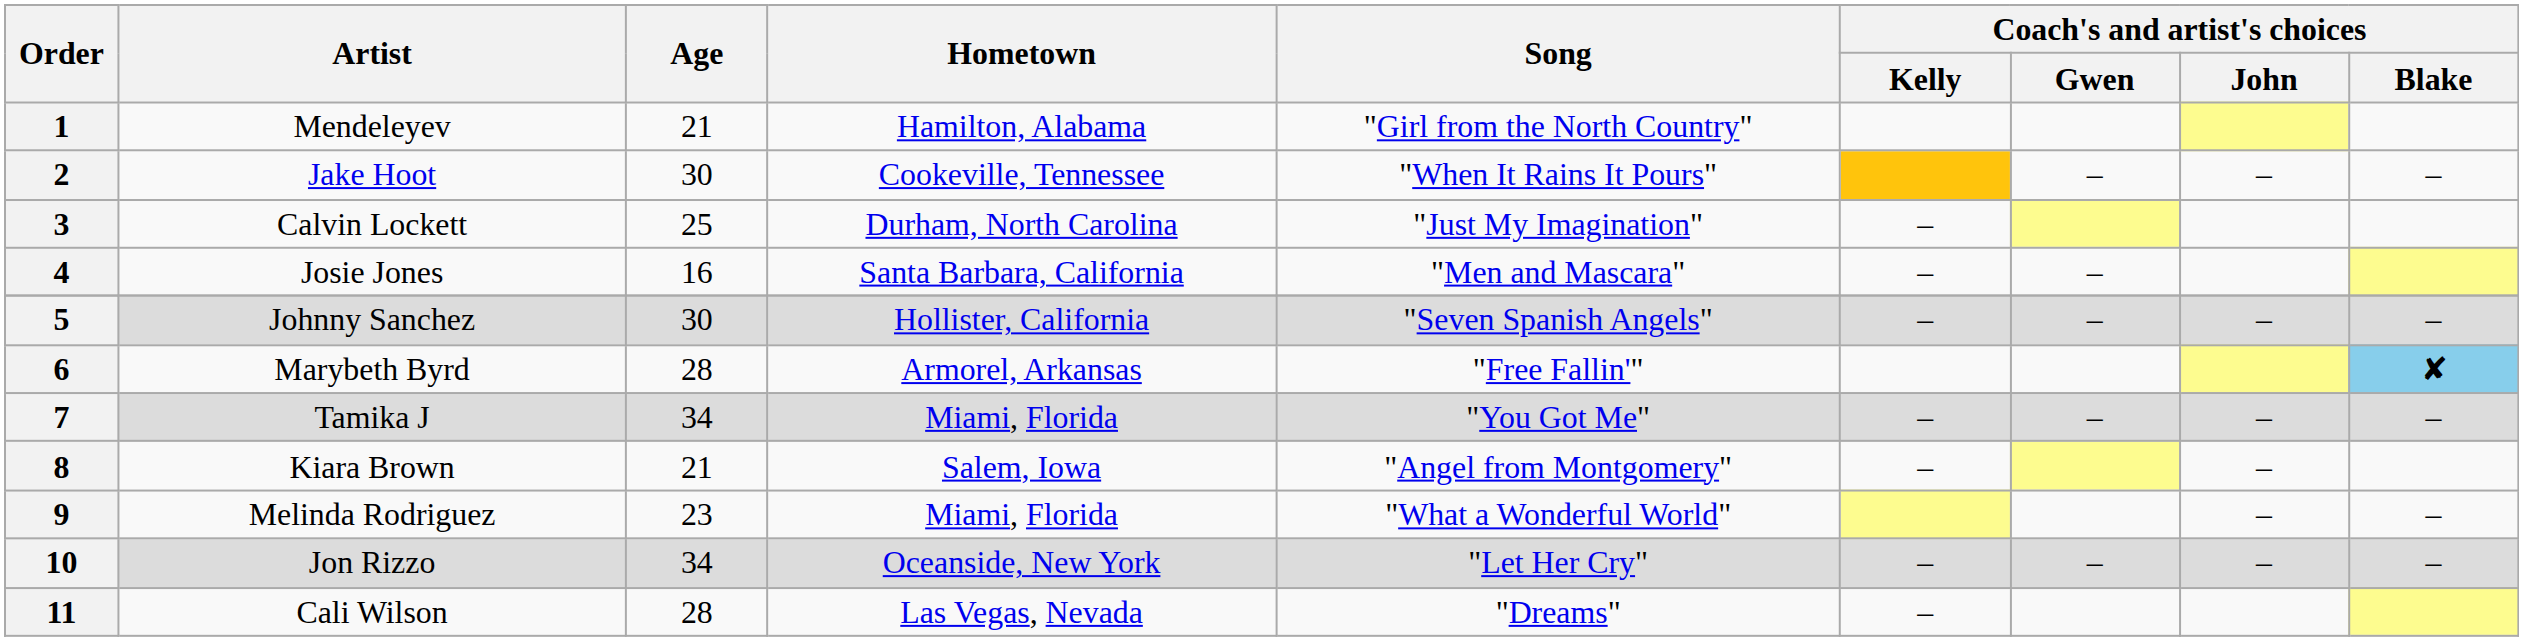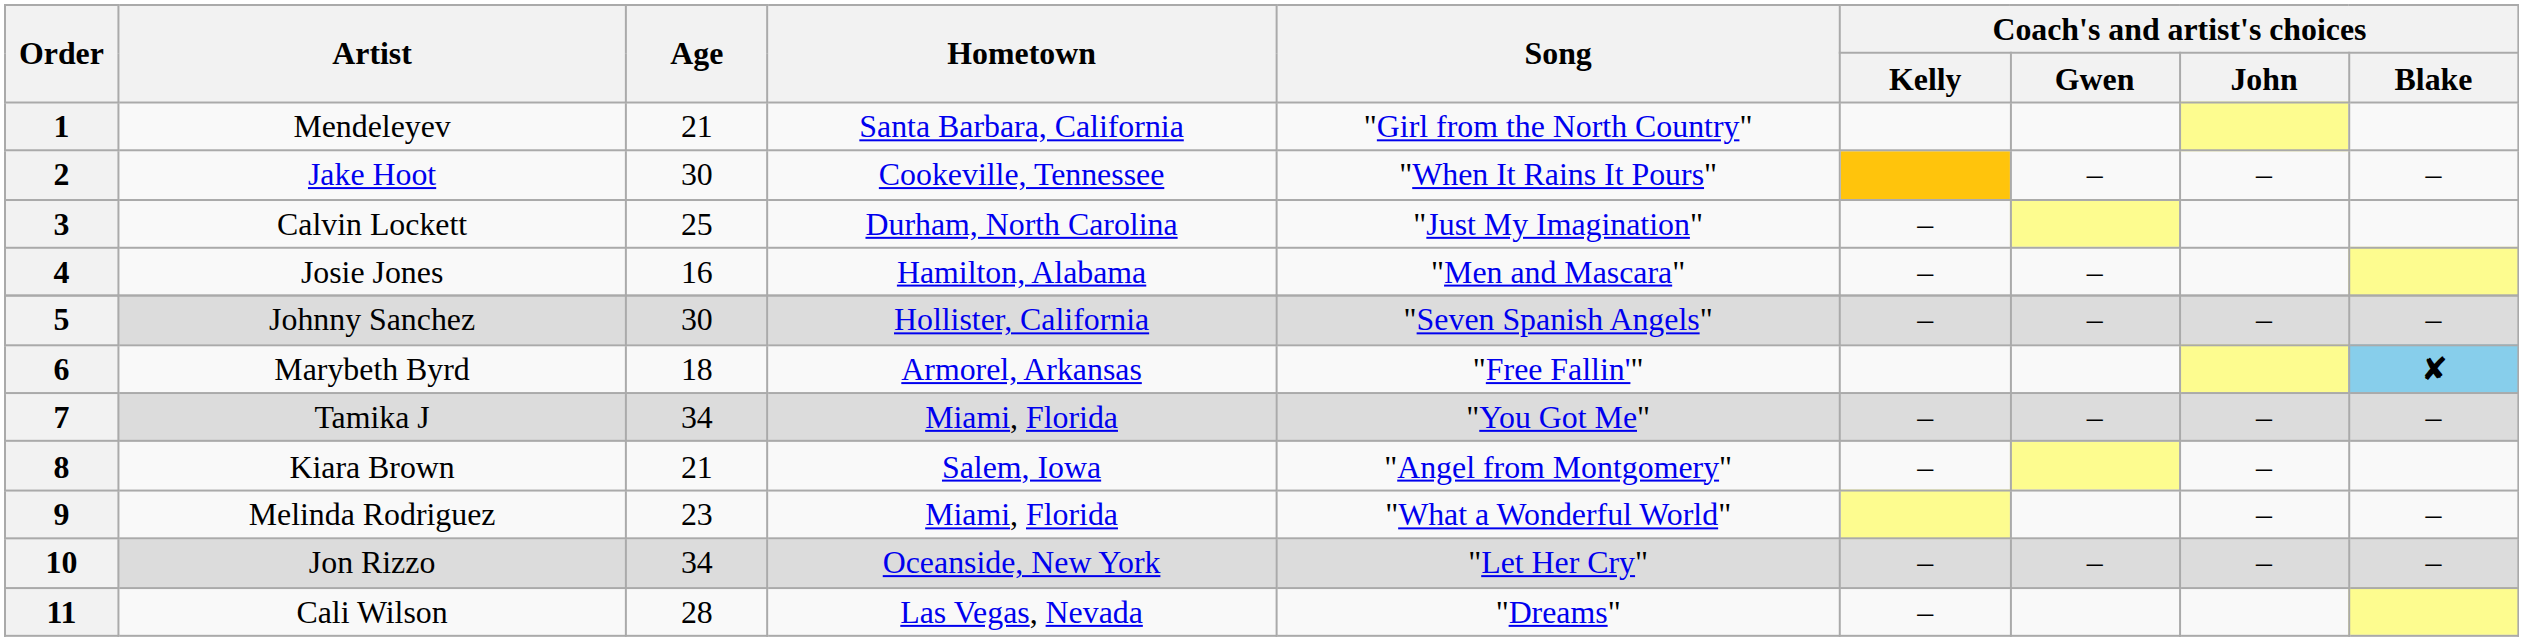(1022, 126) Hamilton, Alabama -> (1022, 126) Santa Barbara, California
(1022, 272) Santa Barbara, California -> (1022, 272) Hamilton, Alabama
(697, 369) 28 -> (697, 369) 18
